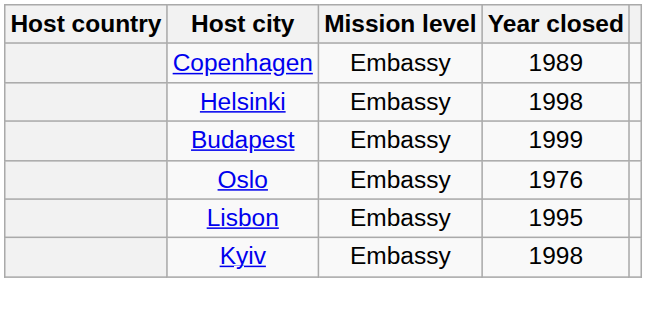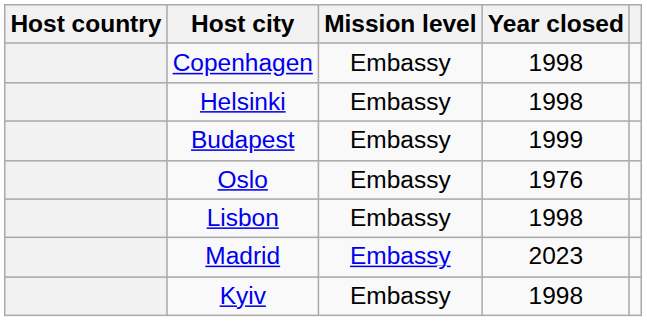(556, 62) 1989 -> (556, 62) 1998
(556, 218) 1995 -> (556, 218) 1998
+ row: (243, 256)
